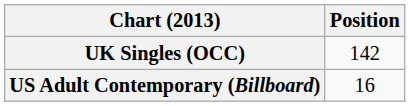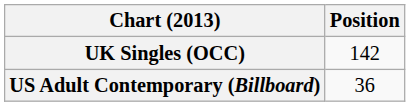(365, 85) 16 -> (365, 85) 36
